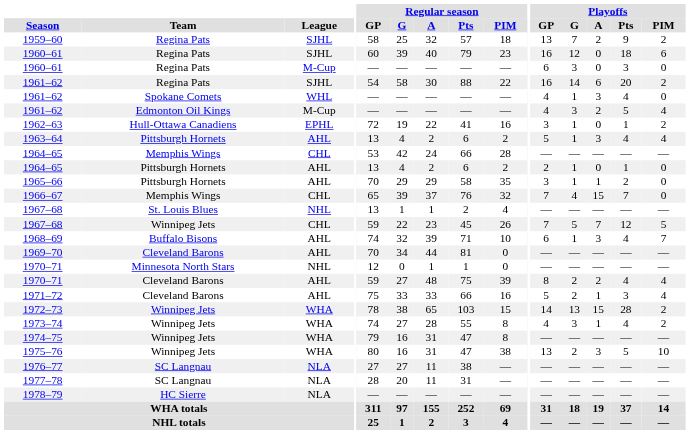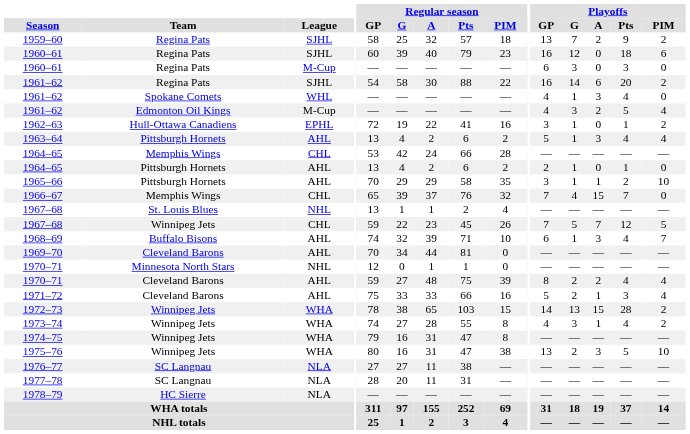(663, 181) 0 -> (663, 181) 10
